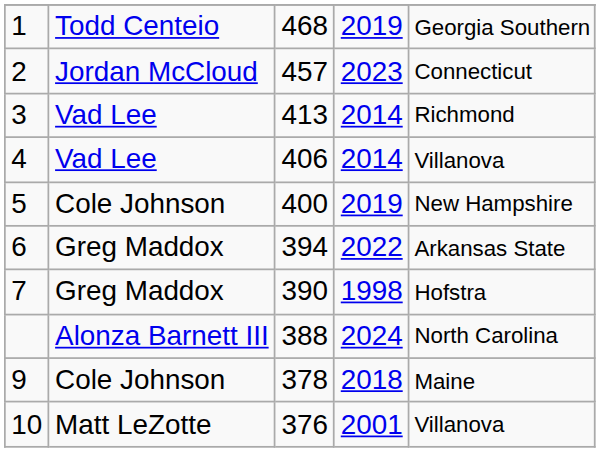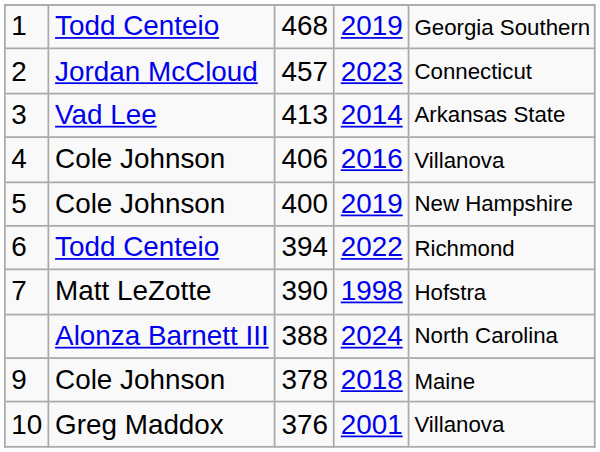(465, 115) Richmond -> (490, 115) Arkansas State
(106, 159) Vad Lee -> (140, 159) Cole Johnson
(372, 159) 2014 -> (372, 159) 2016
(139, 247) Greg Maddox -> (137, 247) Todd Centeio
(490, 248) Arkansas State -> (465, 248) Richmond
(139, 291) Greg Maddox -> (133, 291) Matt LeZotte
(133, 423) Matt LeZotte -> (139, 423) Greg Maddox
